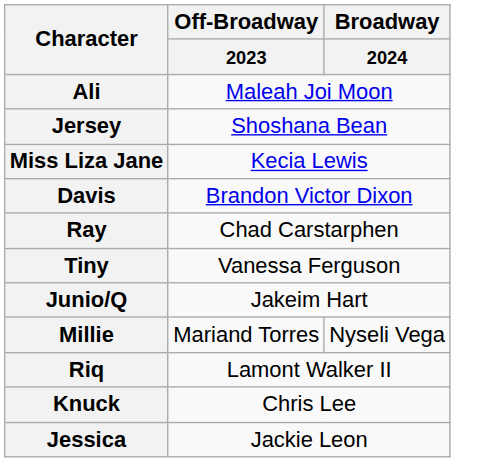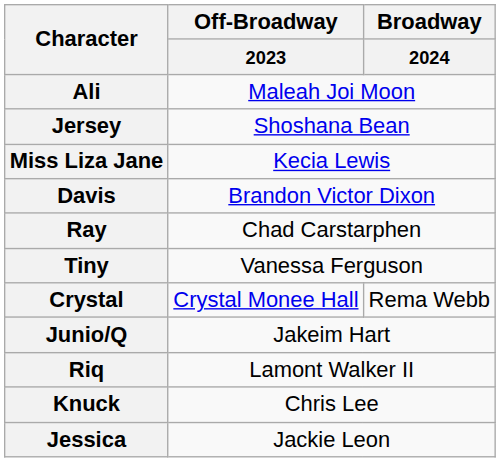+ row: (86, 299)
- row: (86, 334)
